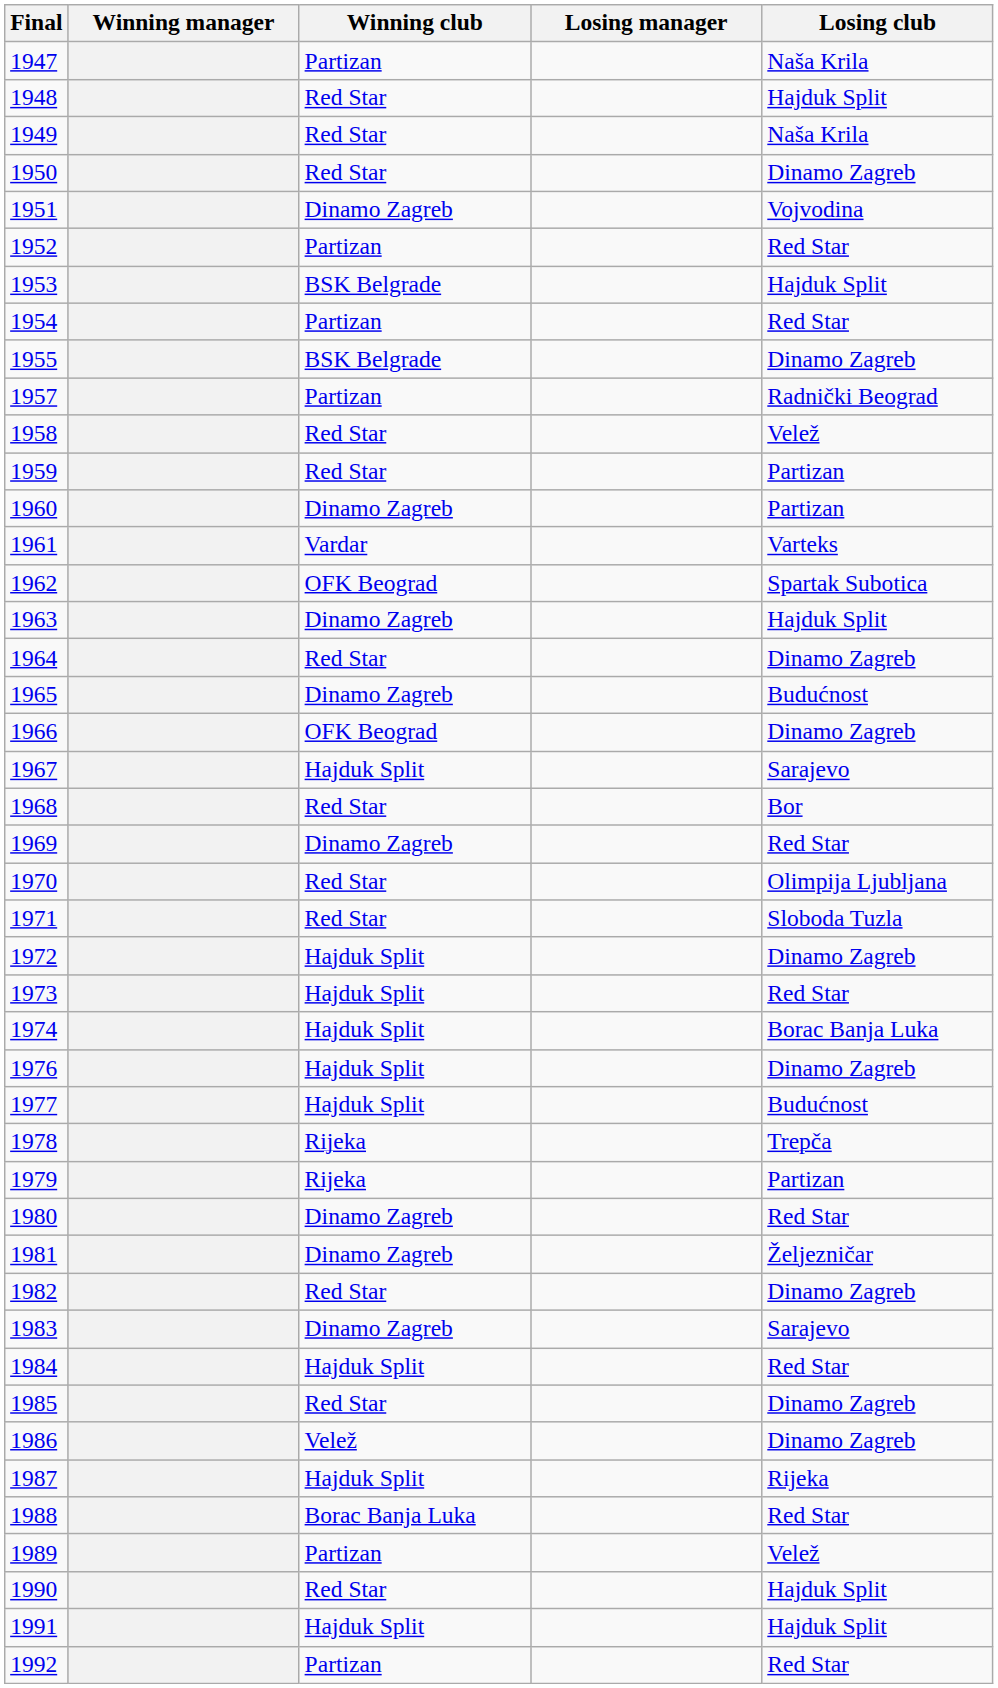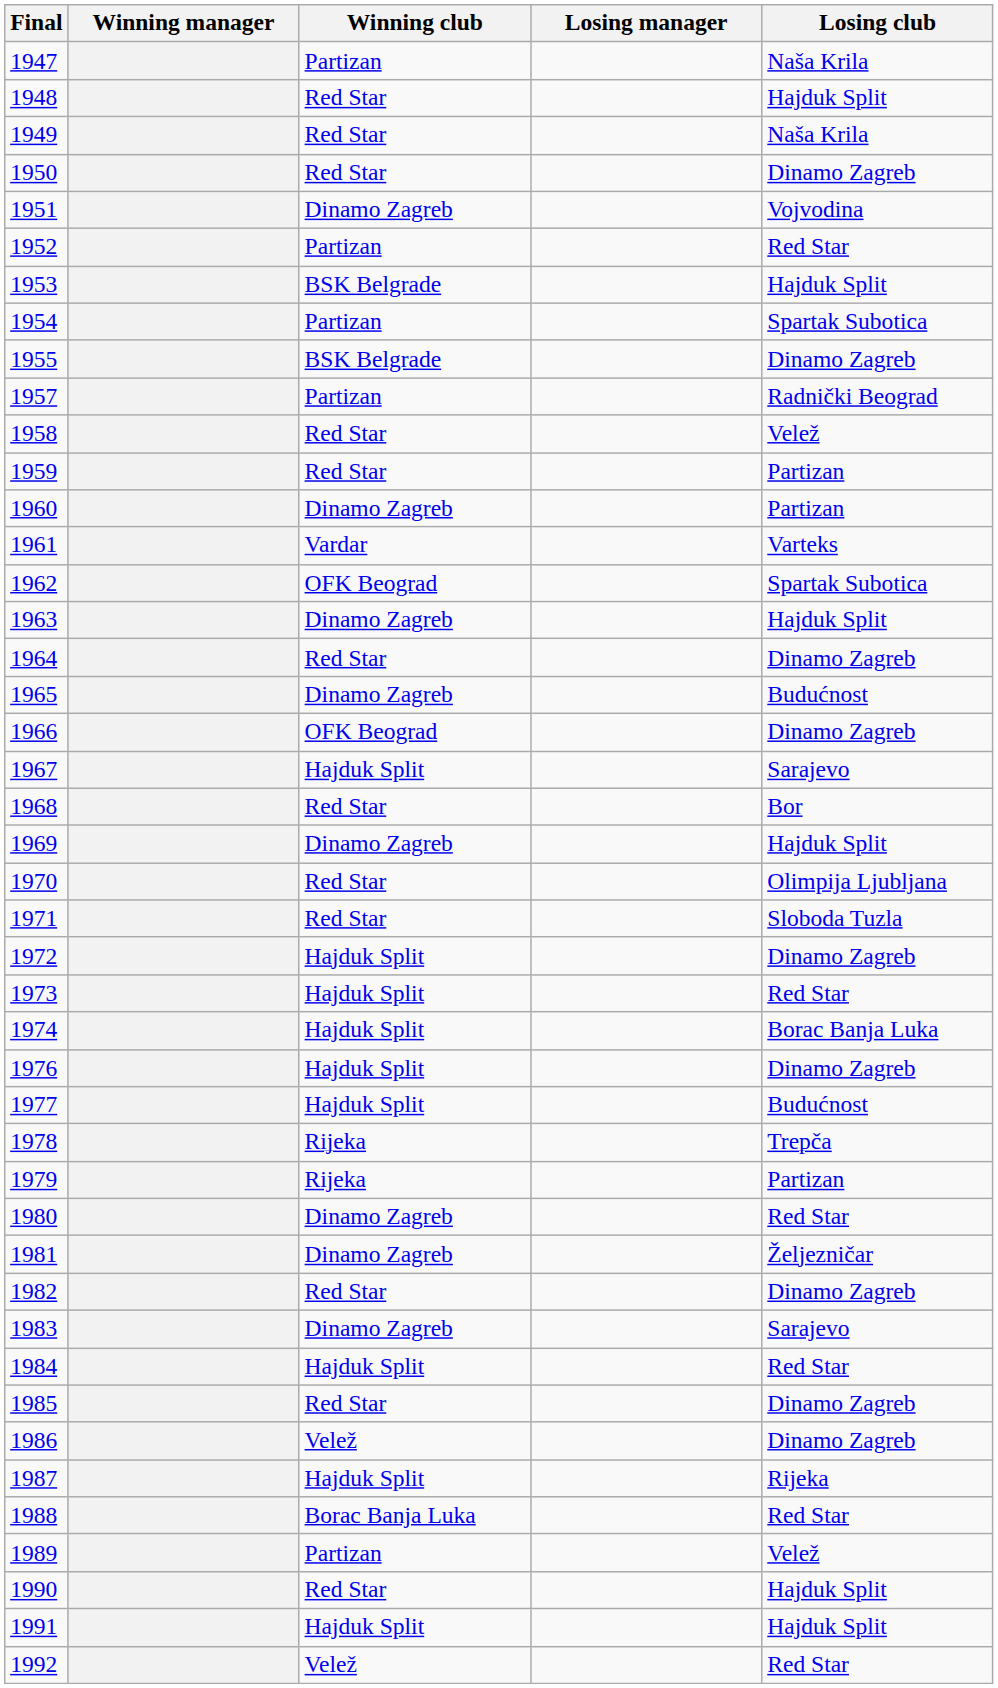(808, 321) Red Star -> (847, 321) Spartak Subotica
(808, 843) Red Star -> (827, 843) Hajduk Split
(343, 1664) Partizan -> (331, 1664) Velež
